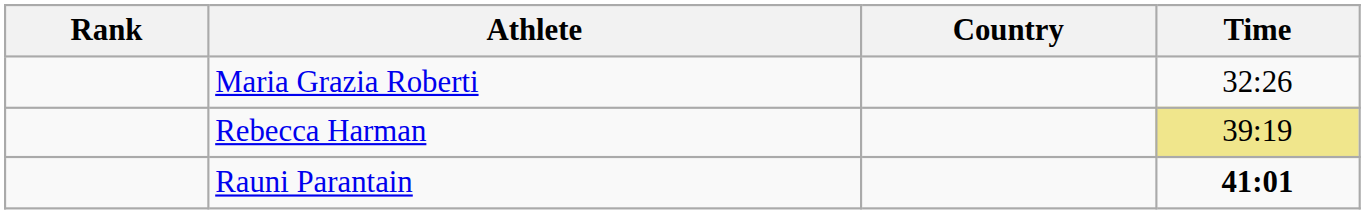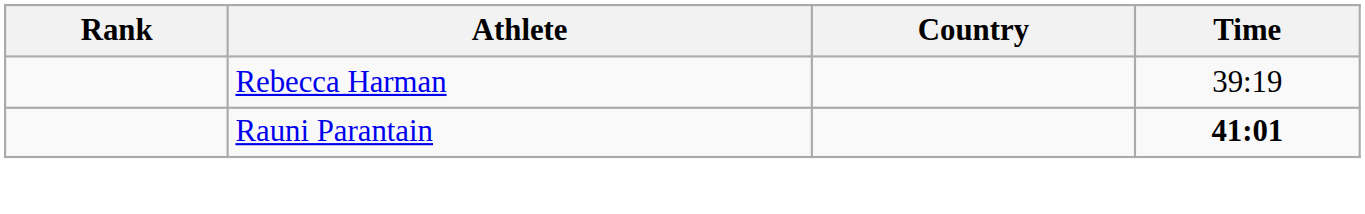- row: (347, 81)
(1257, 131) khaki background -> (1247, 81) no background
